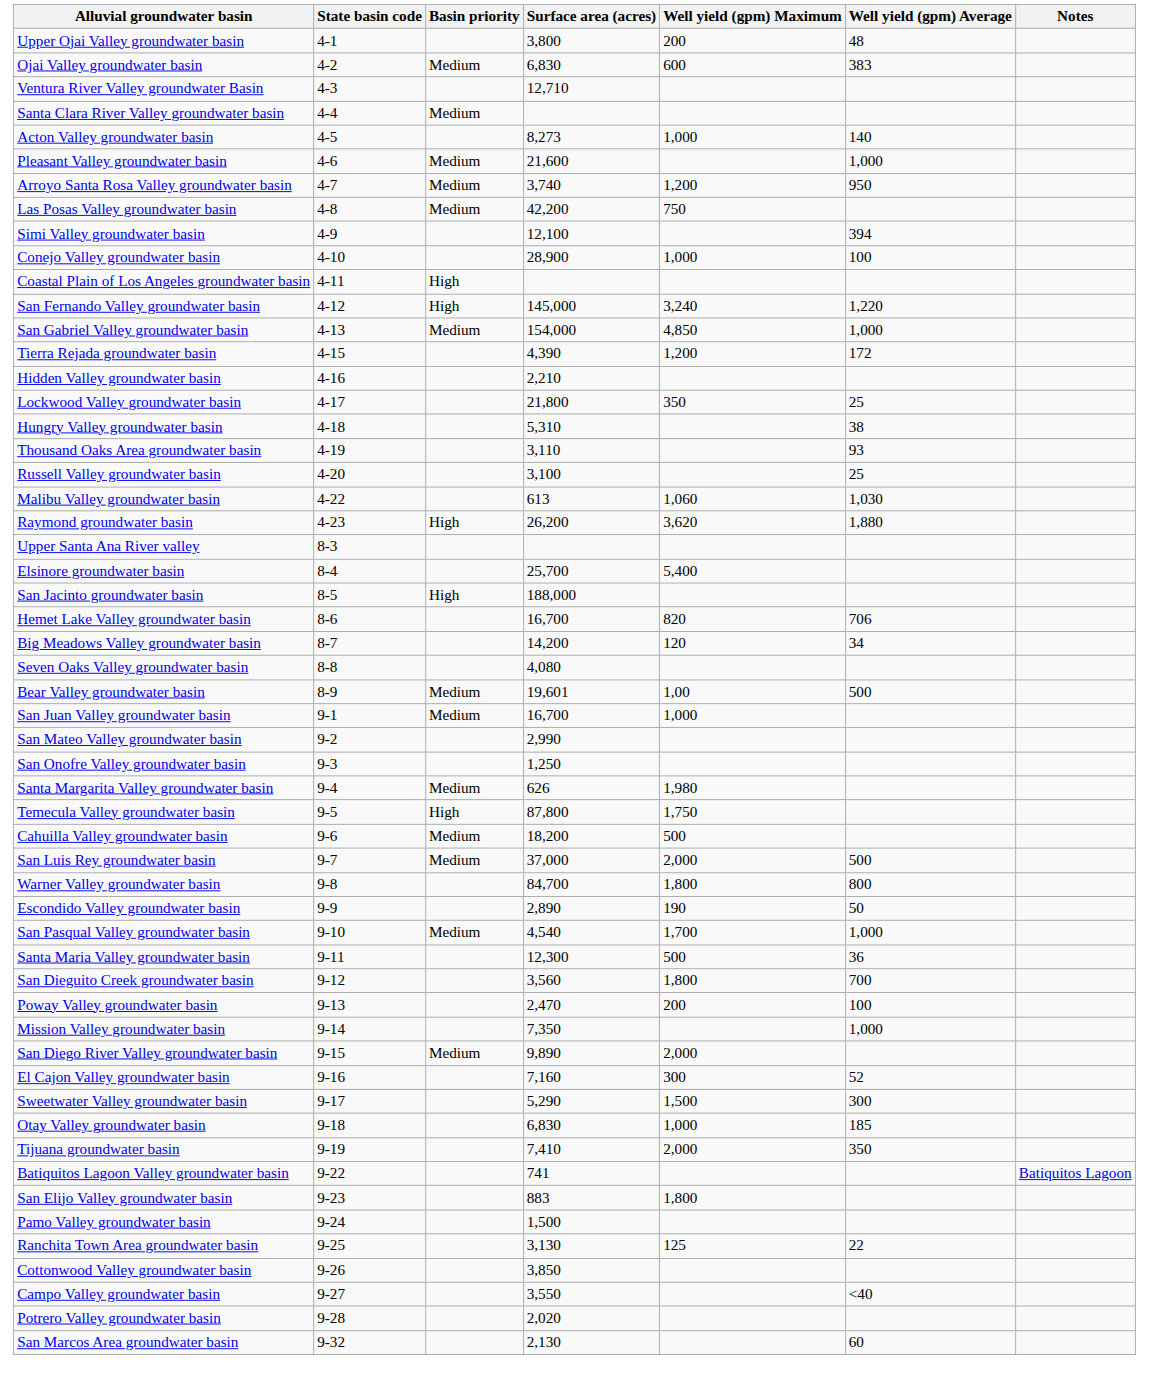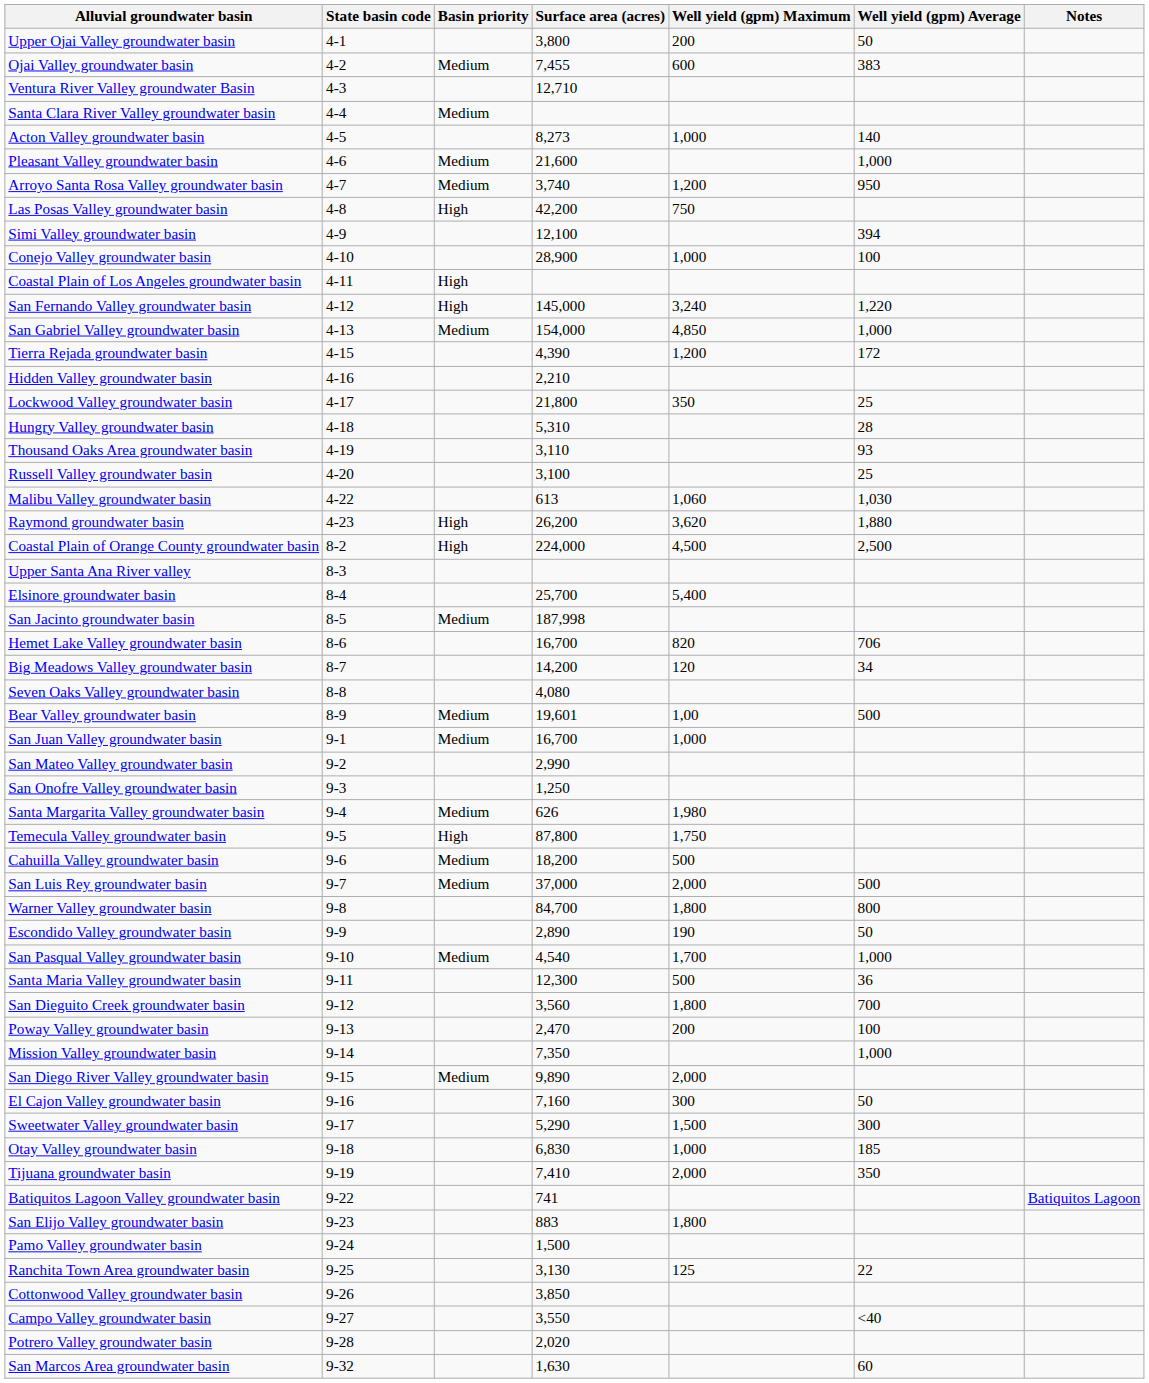(856, 40) 48 -> (865, 40) 50
(544, 64) 6,830 -> (553, 64) 7,455
(455, 209) Medium -> (453, 209) High
(856, 426) 38 -> (865, 426) 28
+ row: (164, 546)
(444, 595) High -> (464, 619) Medium
(551, 595) 188,000 -> (560, 619) 187,998
(856, 1077) 52 -> (865, 1101) 50
(544, 1342) 2,130 -> (553, 1366) 1,630
